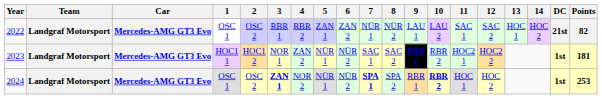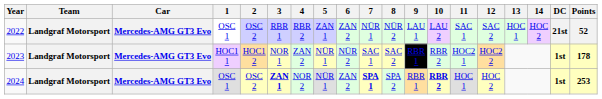(584, 31) 82 -> (584, 31) 52
(584, 56) 181 -> (584, 56) 178
(348, 81) NÜR 2 -> (348, 81) ZAN 2
